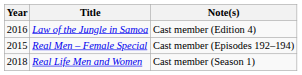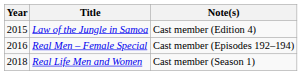(17, 29) 2016 -> (17, 29) 2015
(17, 45) 2015 -> (17, 45) 2016
